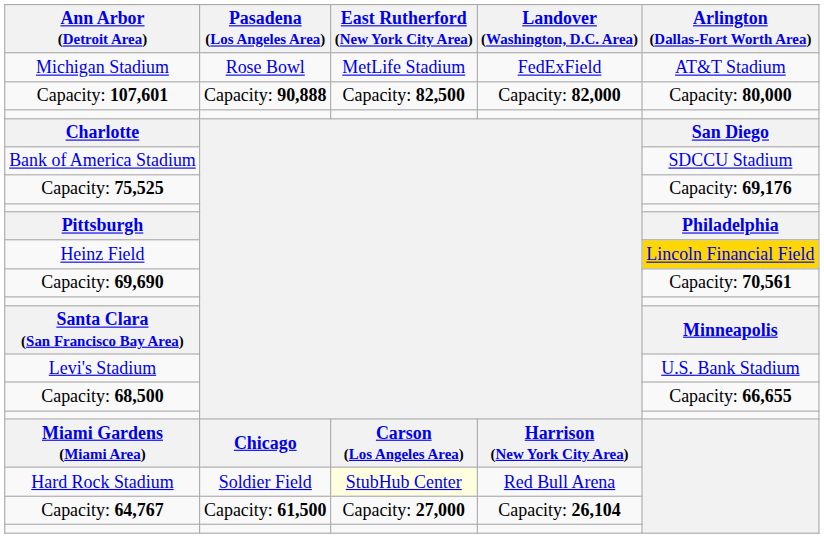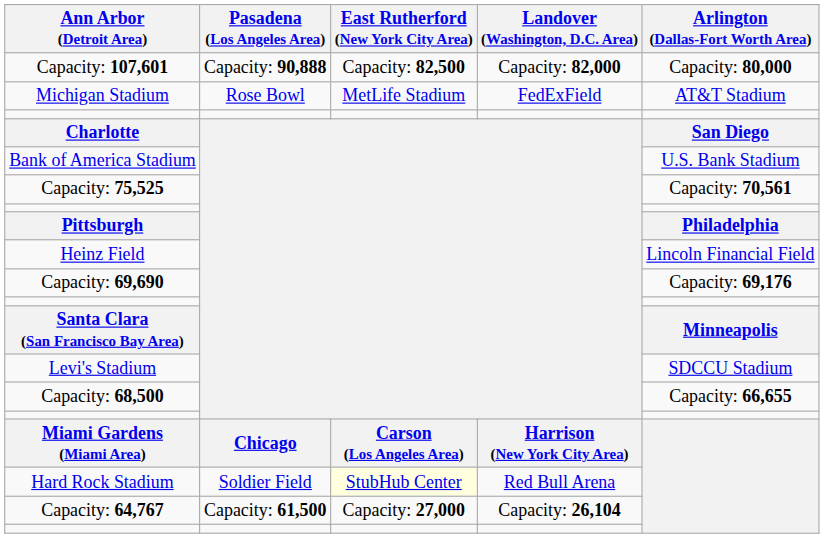rows swapped: (102, 67) <-> (102, 95)
(730, 160) SDCCU Stadium -> (730, 160) U.S. Bank Stadium
(730, 189) Capacity: 69,176 -> (730, 189) Capacity: 70,561
(730, 254) gold background -> (730, 254) no background
(730, 282) Capacity: 70,561 -> (730, 282) Capacity: 69,176
(730, 368) U.S. Bank Stadium -> (730, 368) SDCCU Stadium
